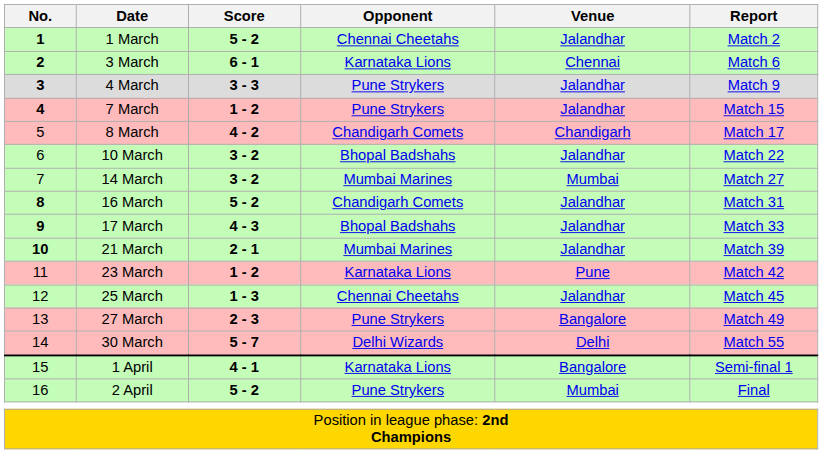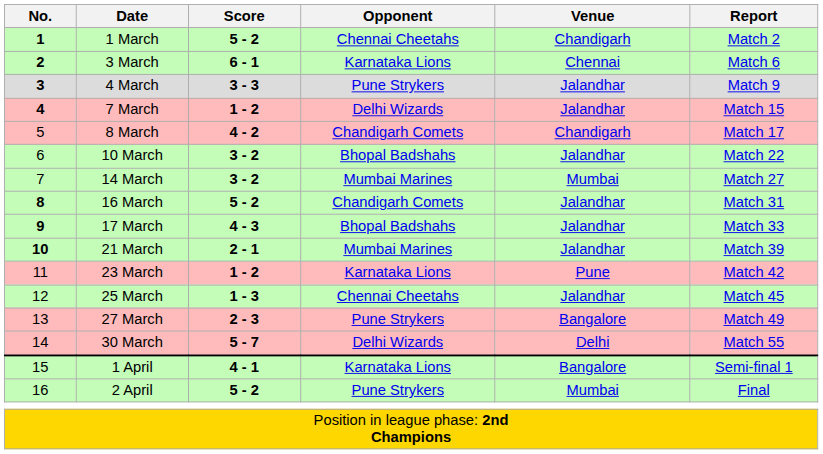(593, 39) Jalandhar -> (593, 39) Chandigarh
(398, 109) Pune Strykers -> (398, 109) Delhi Wizards
